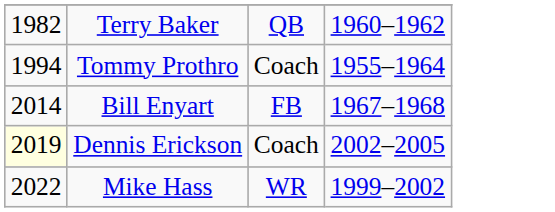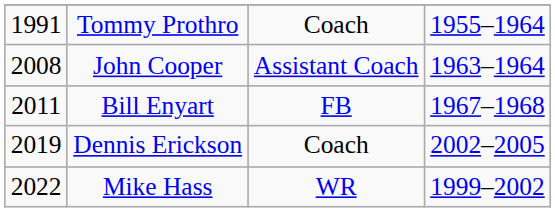- row: (158, 24)
(36, 65) 1994 -> (36, 24) 1991
+ row: (158, 65)
(36, 105) 2014 -> (36, 105) 2011
(36, 145) lightyellow background -> (36, 145) no background
